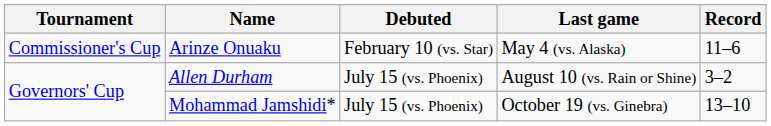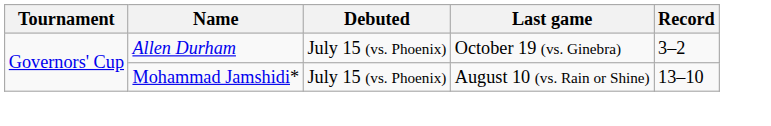- row: (225, 47)
(599, 76) August 10 (vs. Rain or Shine) -> (538, 47) October 19 (vs. Ginebra)
(585, 105) October 19 (vs. Ginebra) -> (552, 76) August 10 (vs. Rain or Shine)
